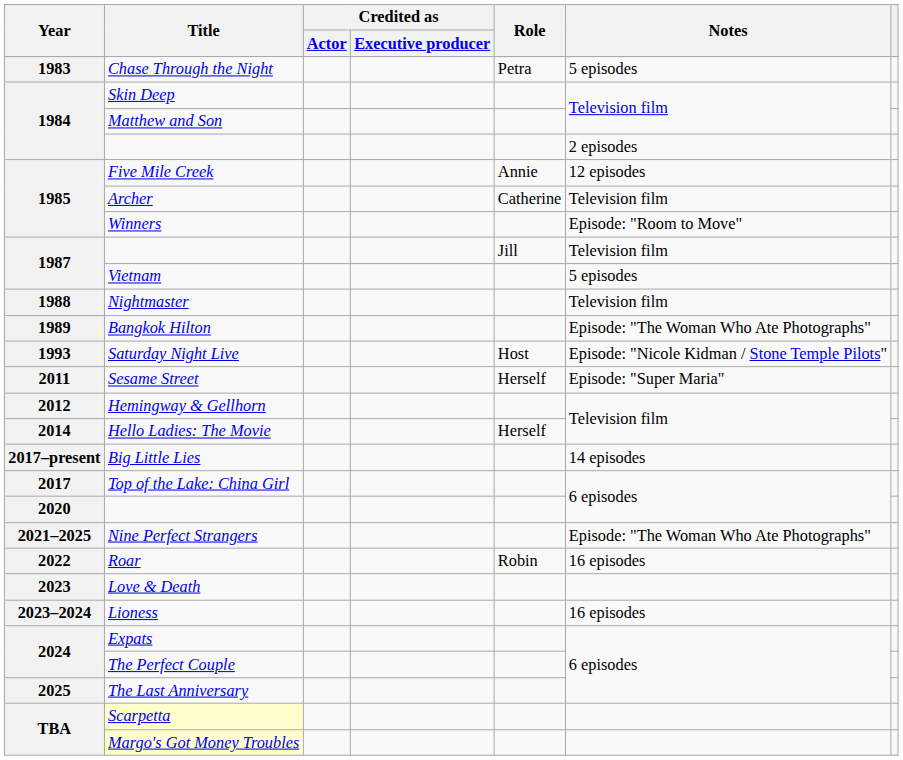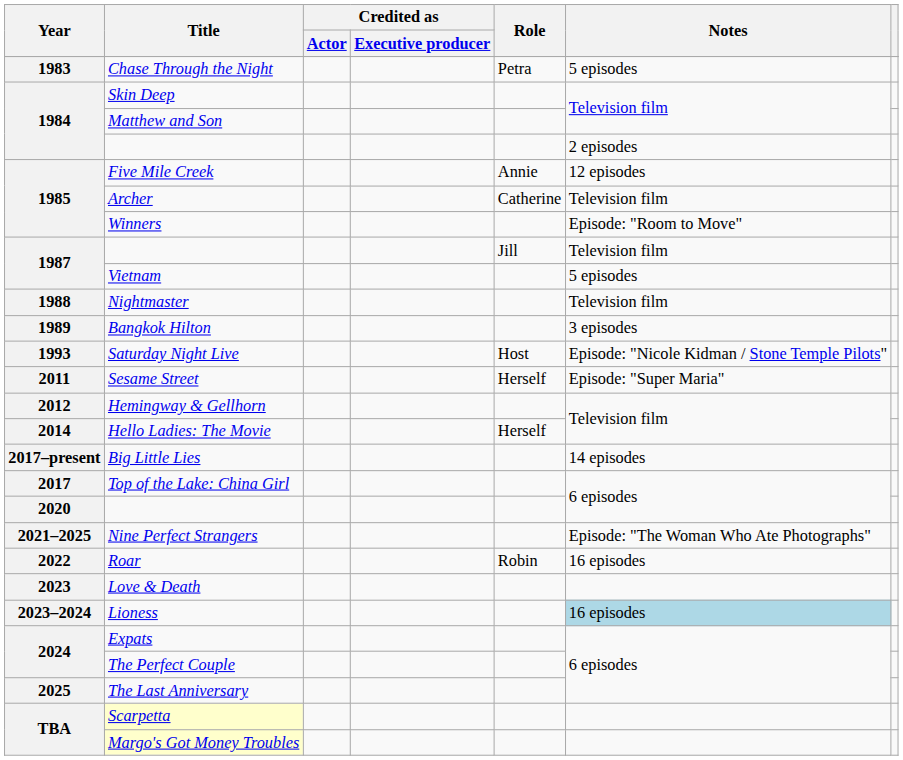(720, 328) Episode: "The Woman Who Ate Photographs" -> (603, 328) 3 episodes
(607, 612) no background -> (607, 612) lightblue background
